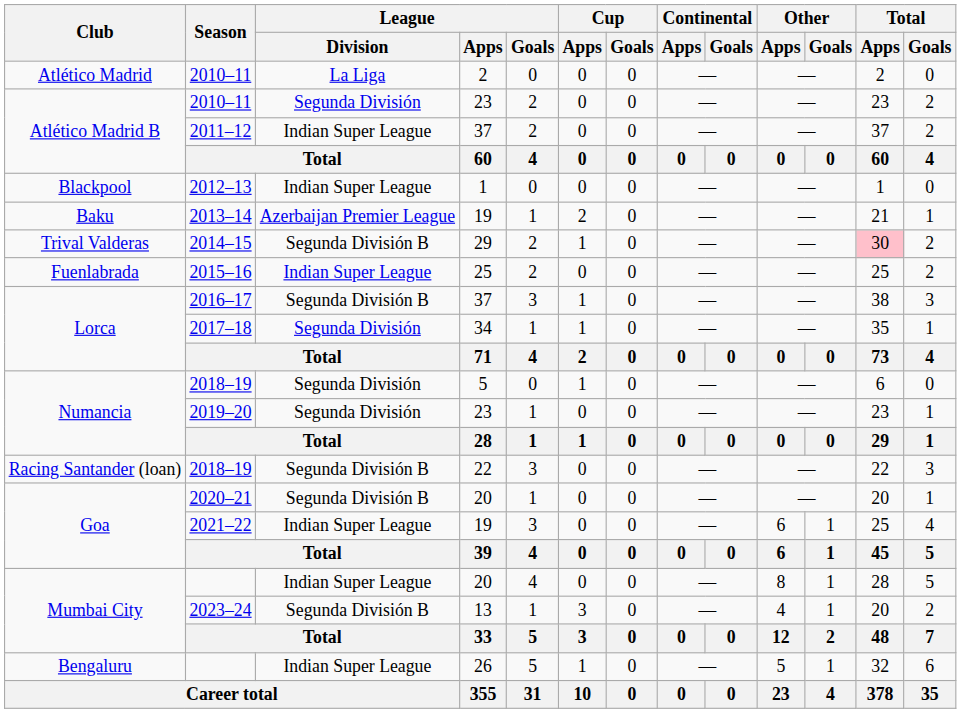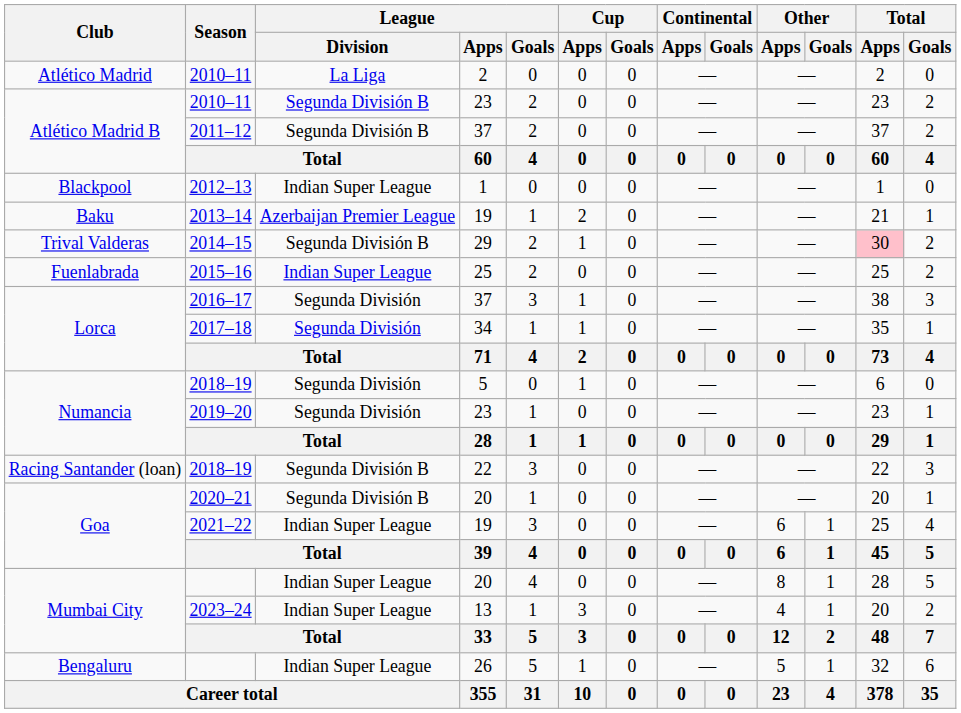(357, 103) Segunda División -> (357, 103) Segunda División B
(357, 131) Indian Super League -> (357, 131) Segunda División B
(357, 300) Segunda División B -> (357, 300) Segunda División
(357, 610) Segunda División B -> (357, 610) Indian Super League
